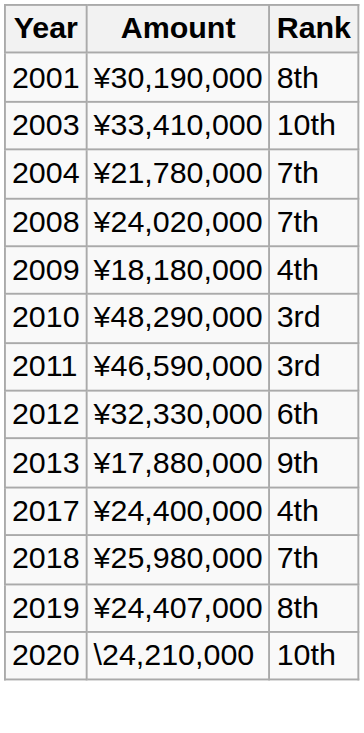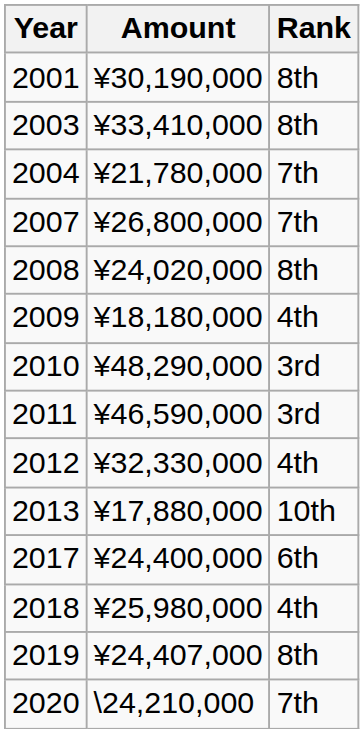(306, 125) 10th -> (298, 125) 8th
+ row: (46, 221)
(298, 221) 7th -> (298, 269) 8th
(298, 414) 6th -> (298, 462) 4th
(298, 462) 9th -> (306, 510) 10th
(298, 510) 4th -> (298, 558) 6th
(298, 558) 7th -> (298, 607) 4th
(306, 655) 10th -> (298, 703) 7th
